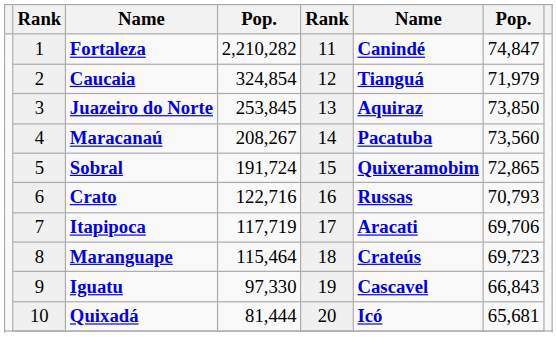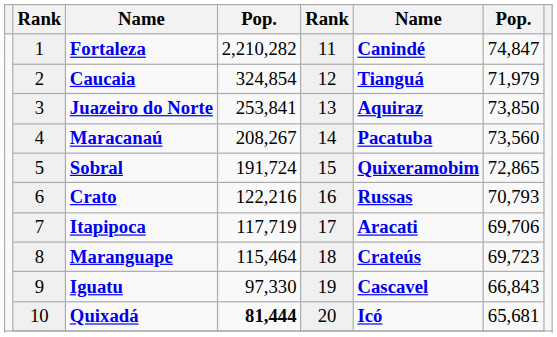(266, 108) 253,845 -> (266, 108) 253,841
(266, 197) 122,716 -> (266, 197) 122,216
(271, 316) normal -> (271, 316) bold
